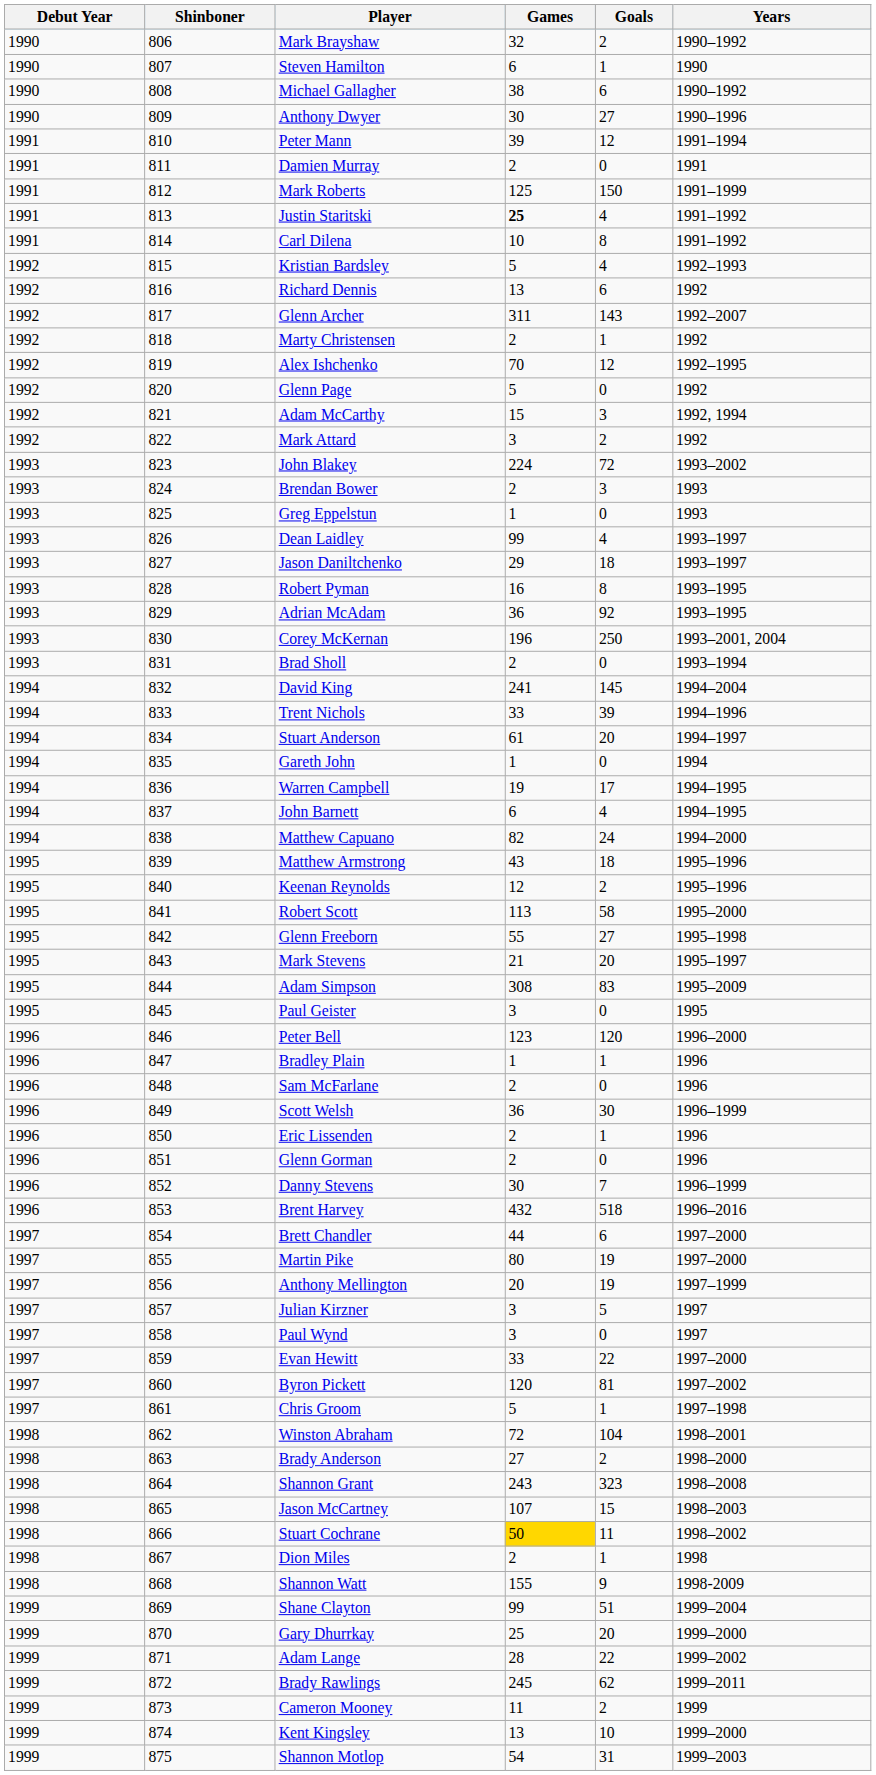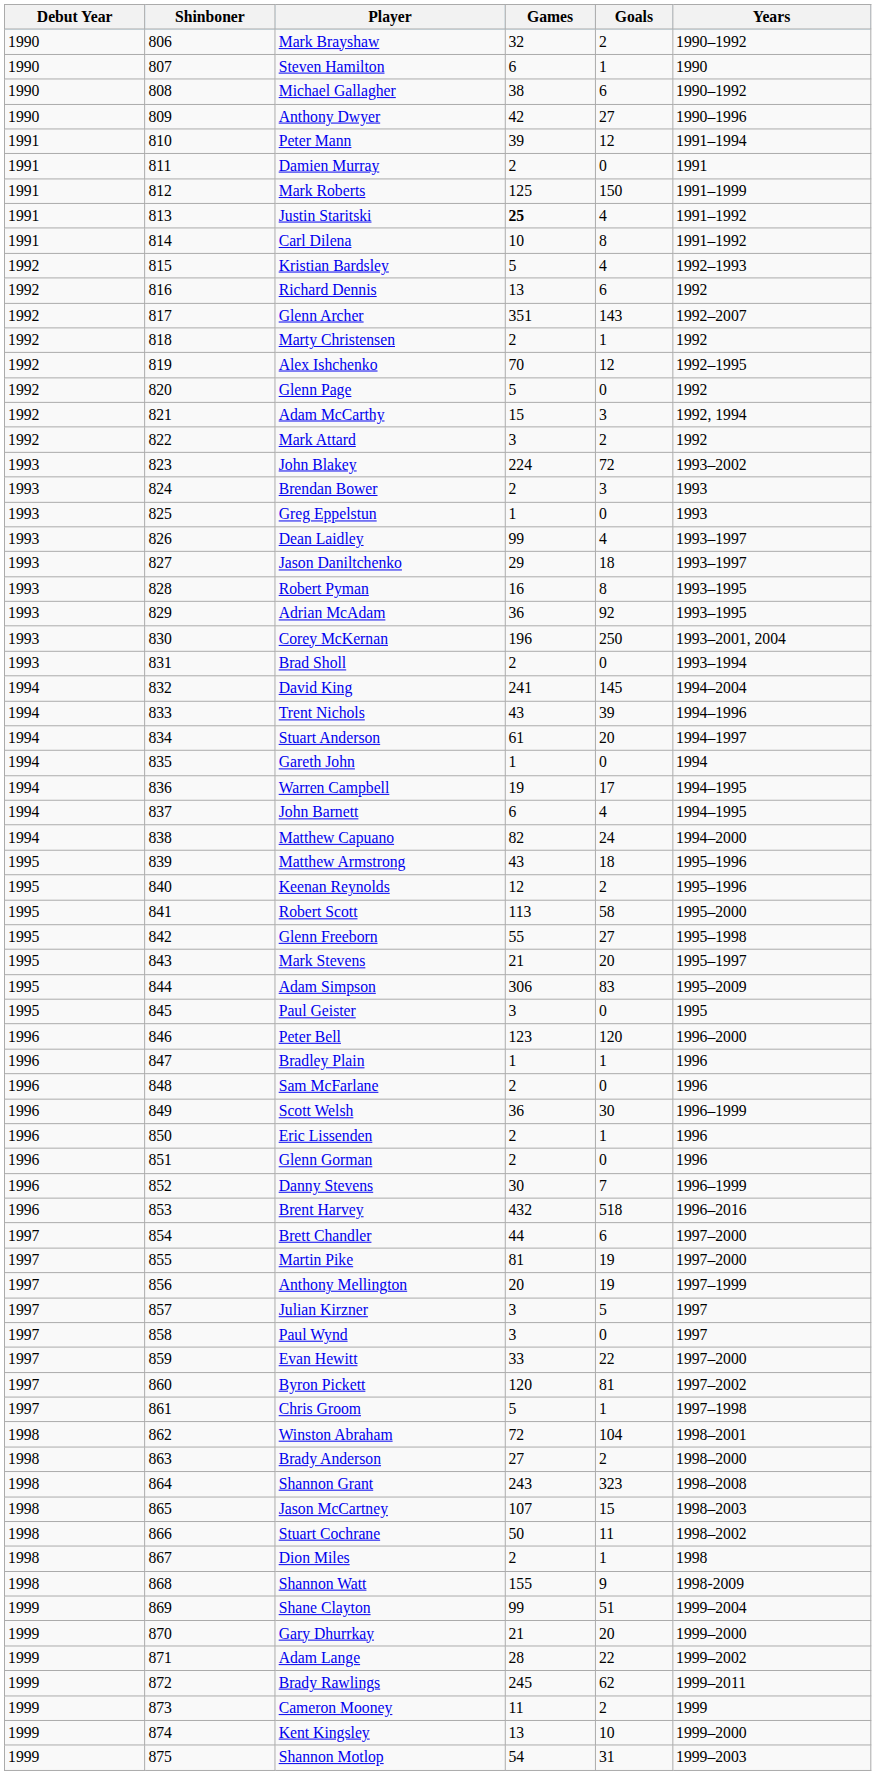(516, 116) 30 -> (516, 116) 42
(520, 315) 311 -> (520, 315) 351
(516, 713) 33 -> (516, 713) 43
(520, 986) 308 -> (520, 986) 306
(516, 1260) 80 -> (516, 1260) 81
(516, 1533) gold background -> (516, 1533) no background
(516, 1633) 25 -> (516, 1633) 21
